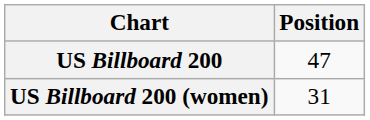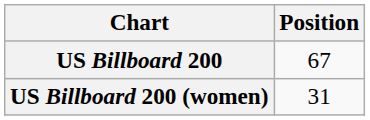(319, 59) 47 -> (319, 59) 67
